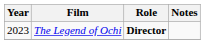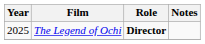(18, 30) 2023 -> (18, 30) 2025
